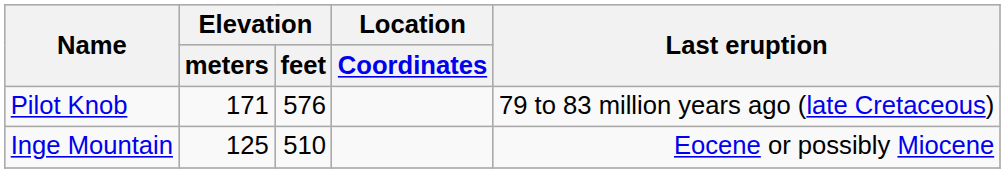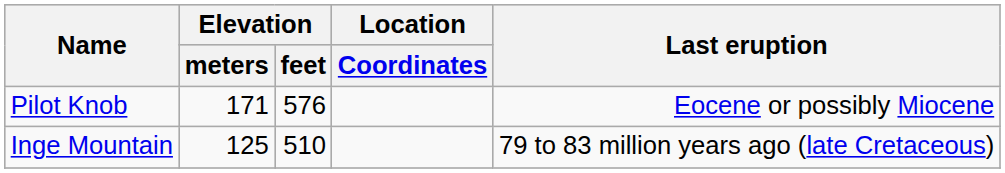(747, 106) 79 to 83 million years ago (late Cretaceous) -> (834, 106) Eocene or possibly Miocene
(834, 146) Eocene or possibly Miocene -> (747, 146) 79 to 83 million years ago (late Cretaceous)
